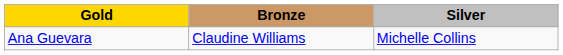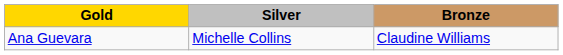columns swapped: (466, 15) <-> (281, 15)
